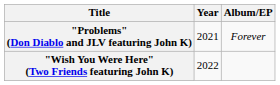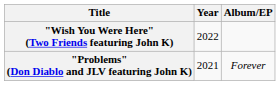rows swapped: (99, 36) <-> (99, 65)
